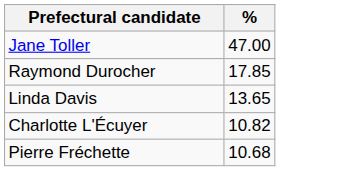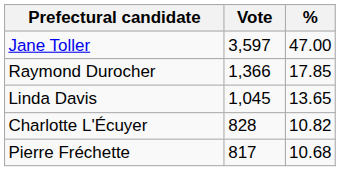+ column: (255, 17)
